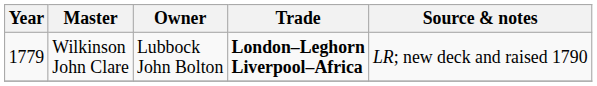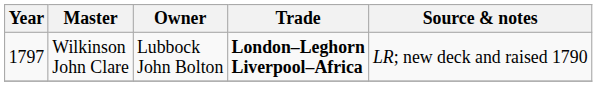(26, 56) 1779 -> (26, 56) 1797
